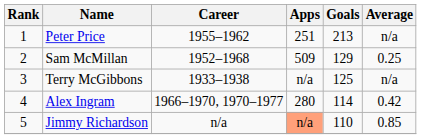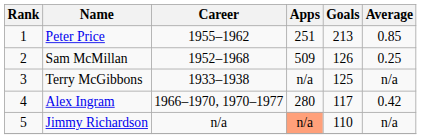(389, 36) n/a -> (389, 36) 0.85
(343, 58) 129 -> (343, 58) 126
(343, 101) 114 -> (343, 101) 117
(389, 123) 0.85 -> (389, 123) n/a
